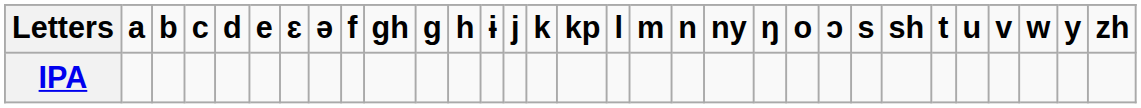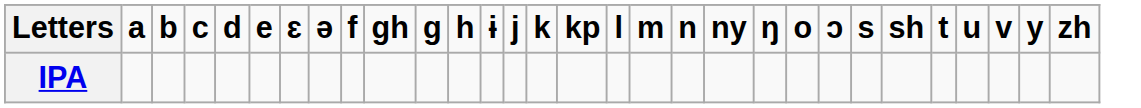- column: (1038, 28)
